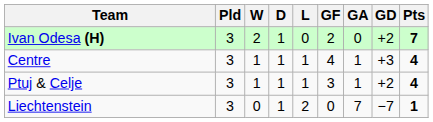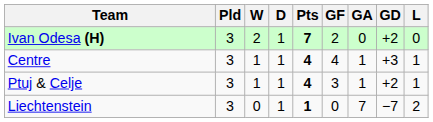columns swapped: (305, 15) <-> (414, 15)
